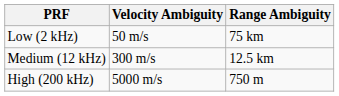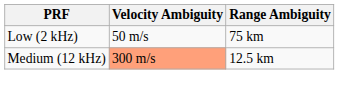(134, 58) no background -> (134, 58) lightsalmon background
- row: (51, 79)
